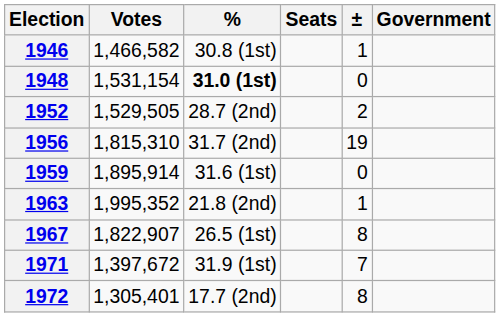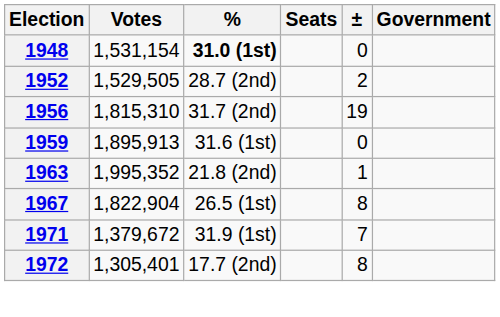- row: (47, 50)
(136, 173) 1,895,914 -> (136, 142) 1,895,913
(136, 234) 1,822,907 -> (136, 204) 1,822,904
(136, 265) 1,397,672 -> (136, 234) 1,379,672
